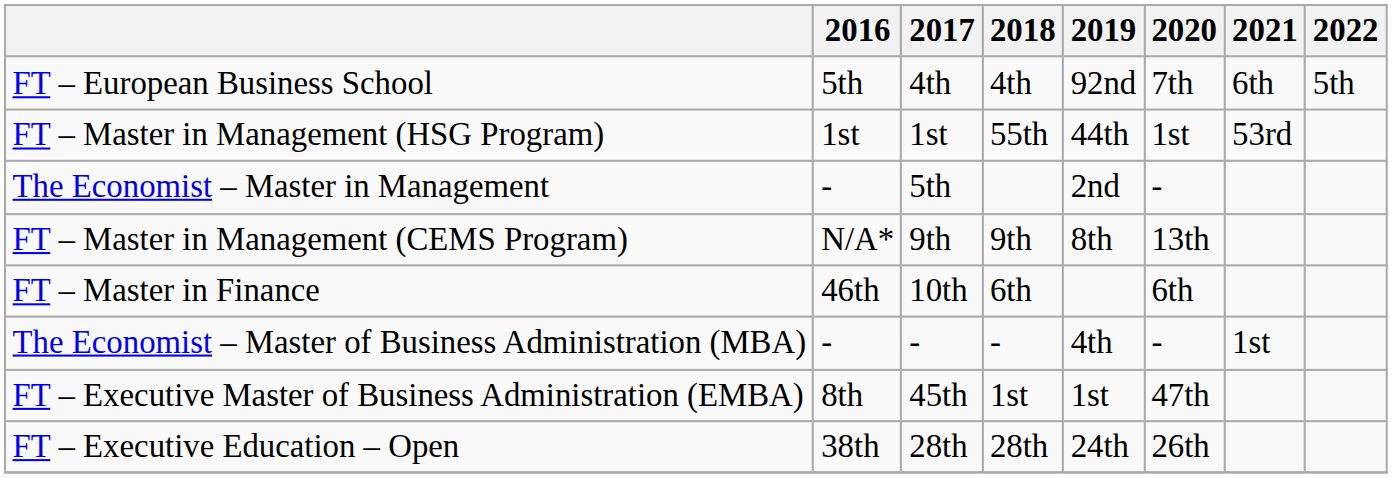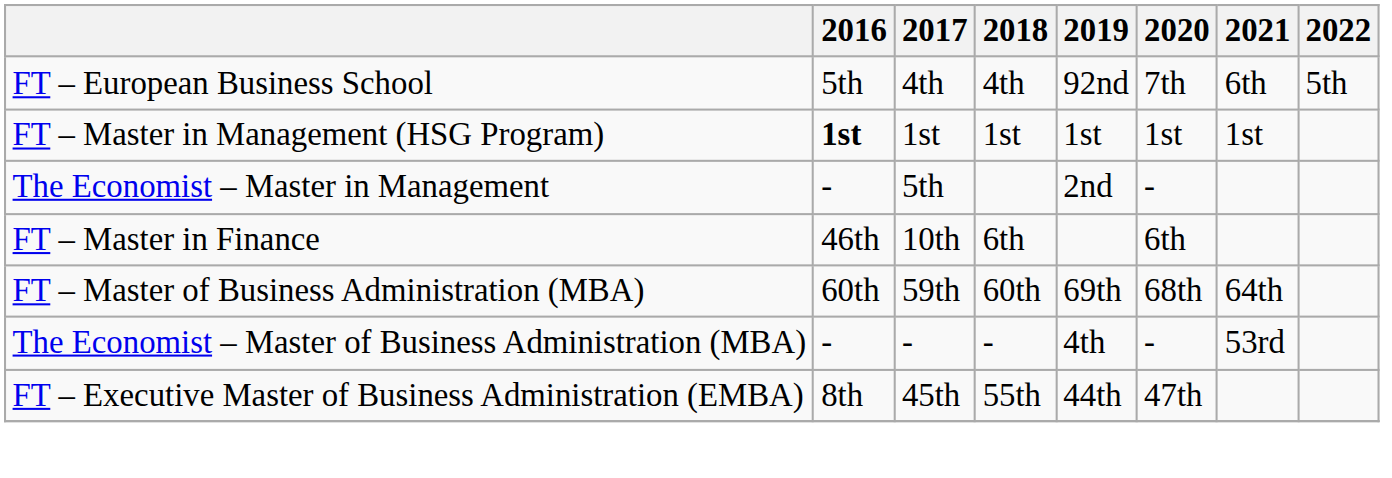(840, 134) normal -> (841, 134) bold
(1019, 134) 55th -> (1002, 134) 1st
(1100, 134) 44th -> (1083, 134) 1st
(1262, 134) 53rd -> (1244, 134) 1st
- row: (320, 238)
+ row: (328, 290)
(1251, 342) 1st -> (1255, 342) 53rd
(1009, 394) 1st -> (1012, 394) 55th
(1090, 394) 1st -> (1093, 394) 44th
- row: (236, 446)
